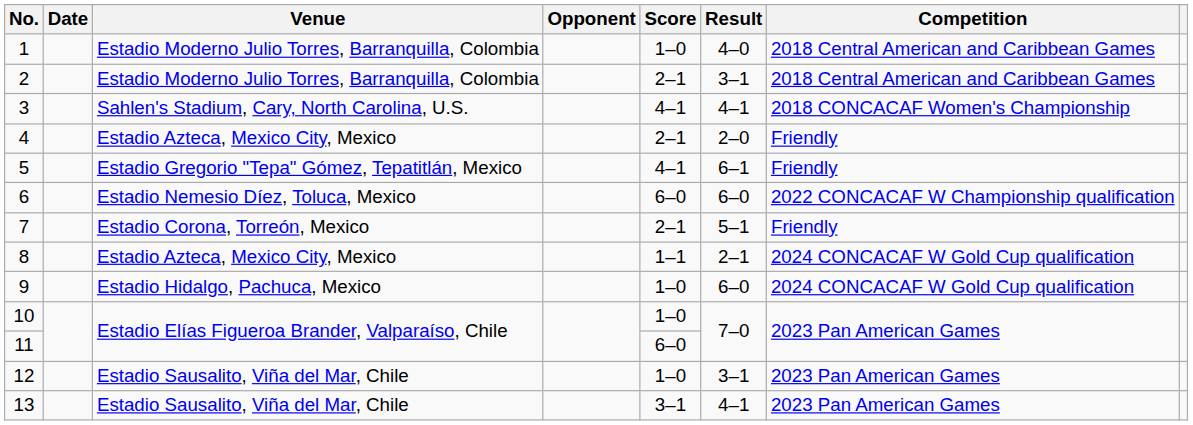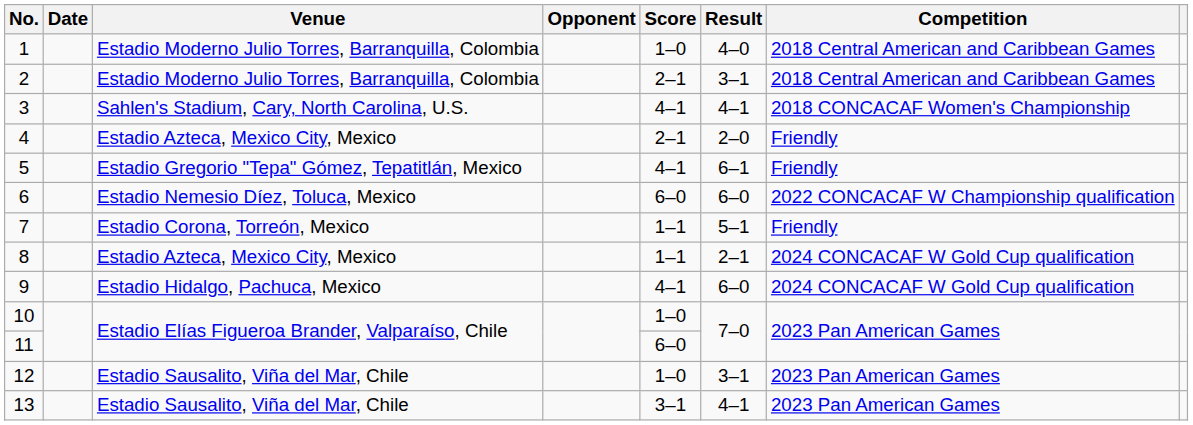(670, 227) 2–1 -> (670, 227) 1–1
(670, 286) 1–0 -> (670, 286) 4–1
